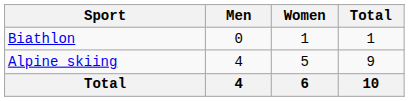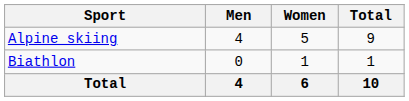rows swapped: (63, 62) <-> (42, 39)
